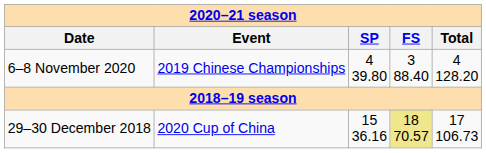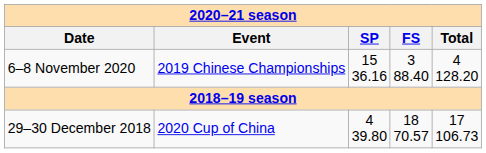(369, 68) 4 39.80 -> (369, 68) 15 36.16
(369, 128) 15 36.16 -> (369, 128) 4 39.80
(411, 128) khaki background -> (411, 128) no background
